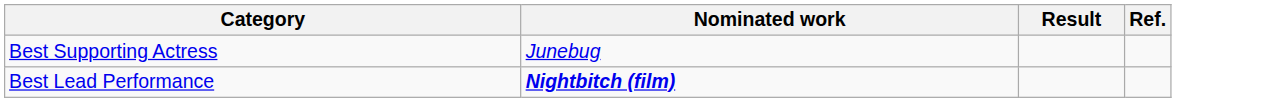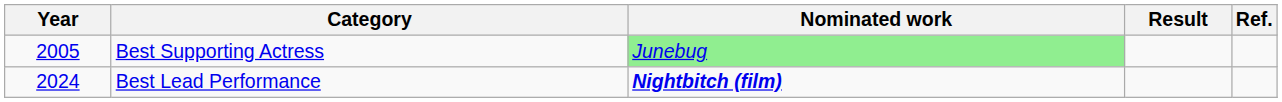+ column: (58, 19)
(563, 50) no background -> (670, 50) lightgreen background
